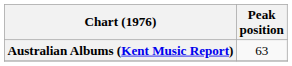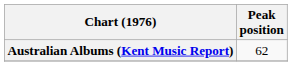(262, 50) 63 -> (262, 50) 62
